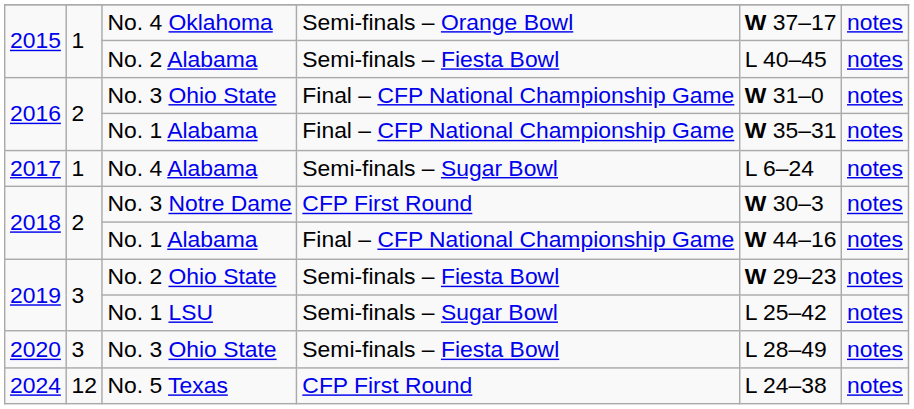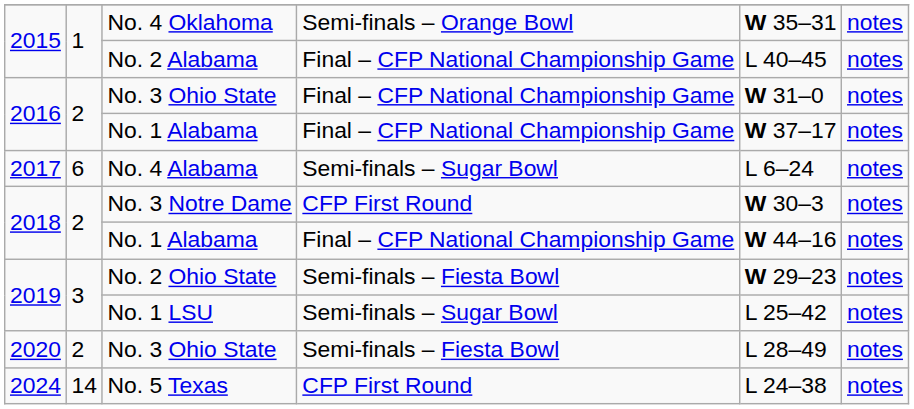(791, 22) W 37–17 -> (791, 22) W 35–31
(431, 58) Semi-finals – Fiesta Bowl -> (518, 58) Final – CFP National Championship Game
(791, 131) W 35–31 -> (791, 131) W 37–17
(78, 167) 1 -> (78, 167) 6
(78, 349) 3 -> (78, 349) 2
(84, 385) 12 -> (84, 385) 14
